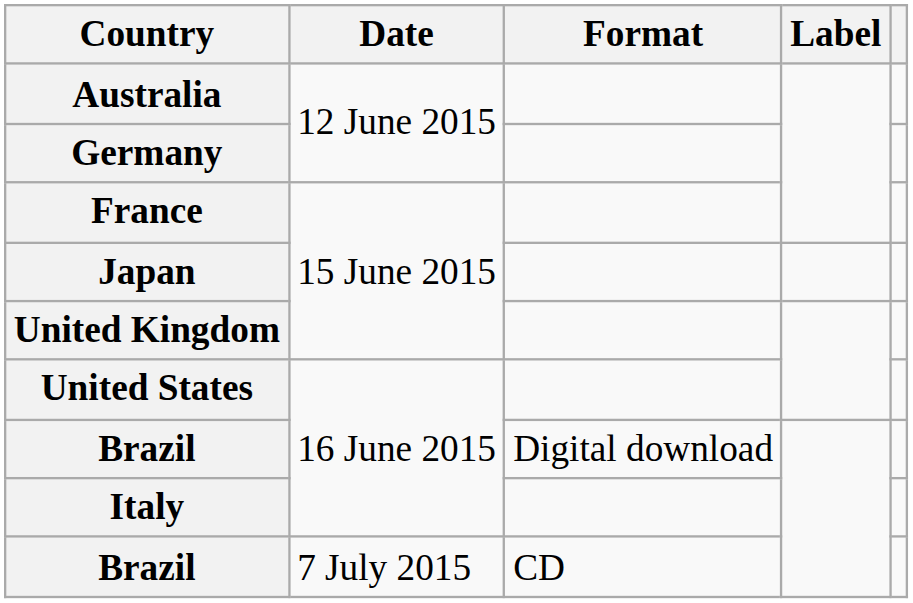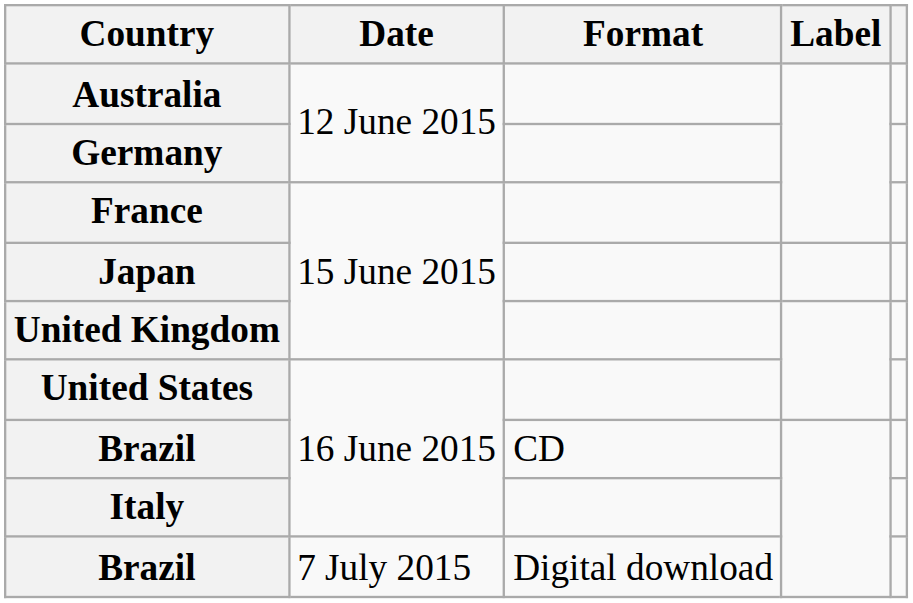(643, 447) Digital download -> (539, 447) CD
(539, 566) CD -> (643, 566) Digital download
